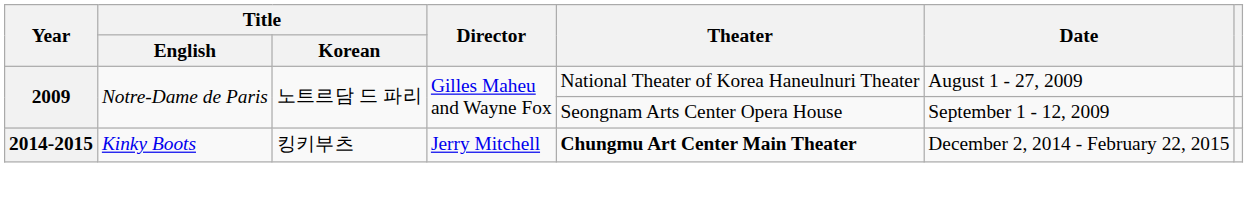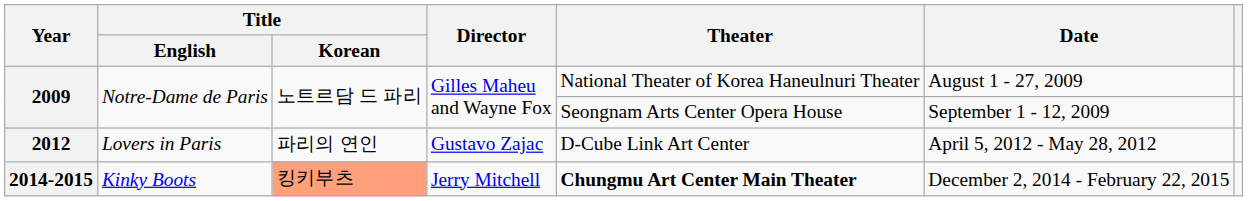+ row: (51, 144)
(315, 143) no background -> (315, 178) lightsalmon background
